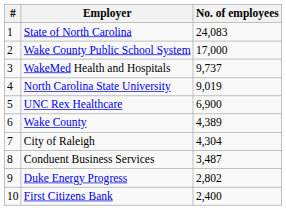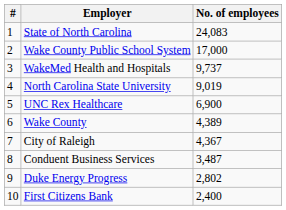(209, 141) 4,304 -> (209, 141) 4,367
